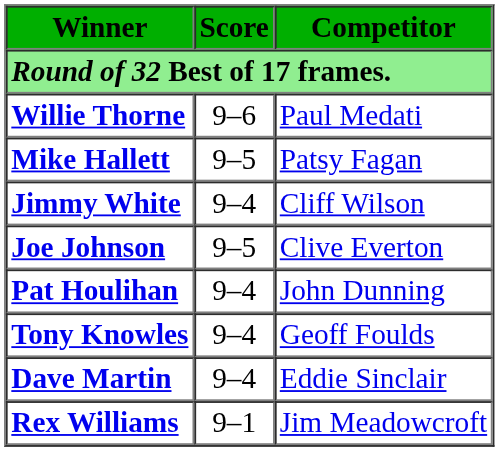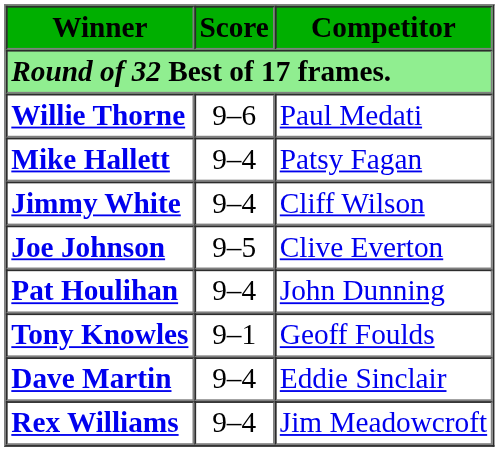(234, 159) 9–5 -> (234, 159) 9–4
(234, 334) 9–4 -> (234, 334) 9–1
(234, 422) 9–1 -> (234, 422) 9–4
